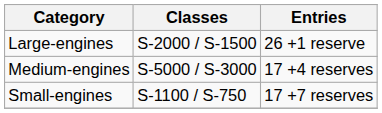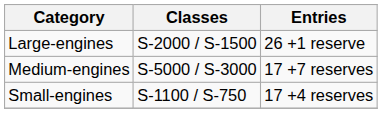(319, 70) 17 +4 reserves -> (319, 70) 17 +7 reserves
(319, 96) 17 +7 reserves -> (319, 96) 17 +4 reserves
